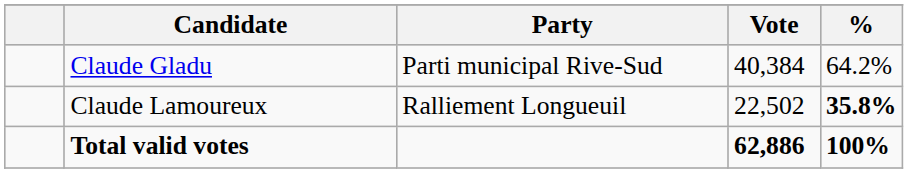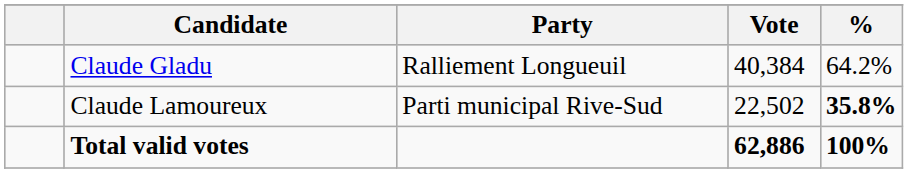(532, 65) Parti municipal Rive-Sud -> (514, 65) Ralliement Longueuil
(514, 106) Ralliement Longueuil -> (532, 106) Parti municipal Rive-Sud
